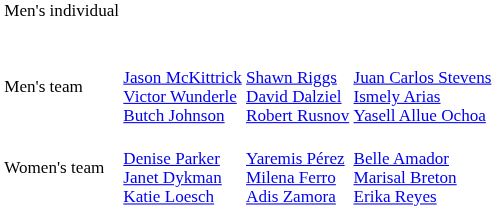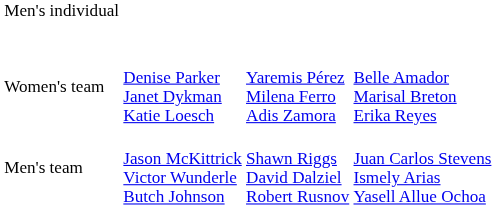rows swapped: (44, 86) <-> (54, 168)
